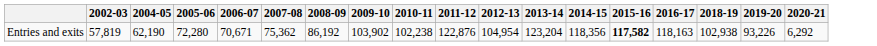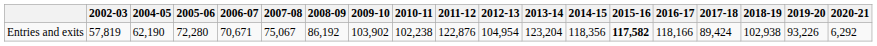+ column: (719, 13)
(280, 31) 75,362 -> (280, 31) 75,067
(675, 31) 118,163 -> (675, 31) 118,166
